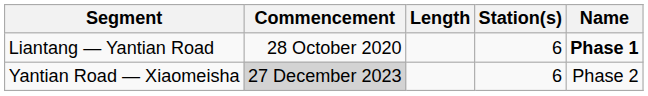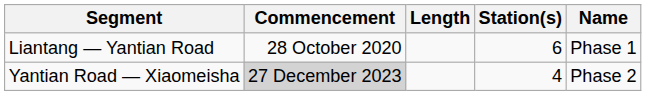(604, 47) bold -> (603, 47) normal
(557, 76) 6 -> (557, 76) 4
